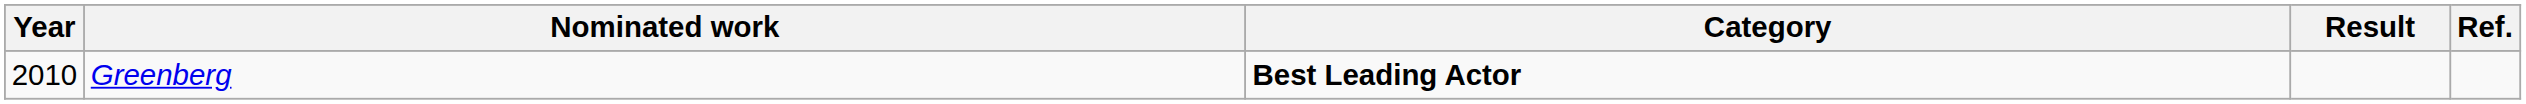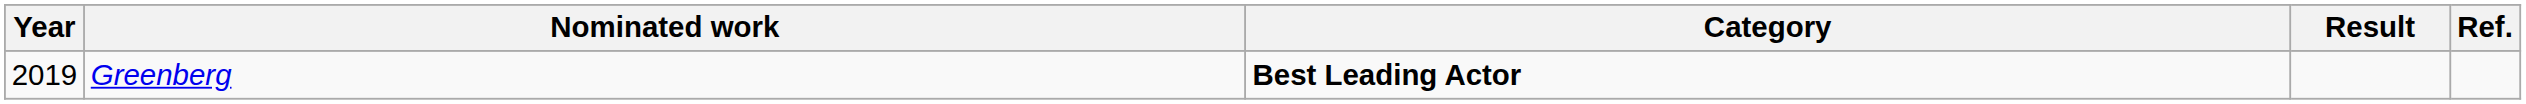(44, 74) 2010 -> (44, 74) 2019
